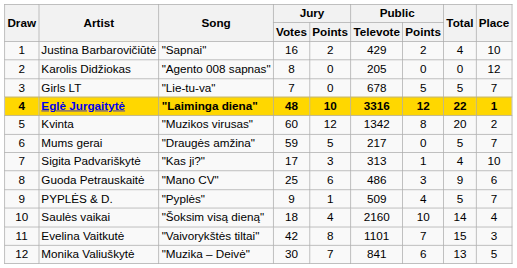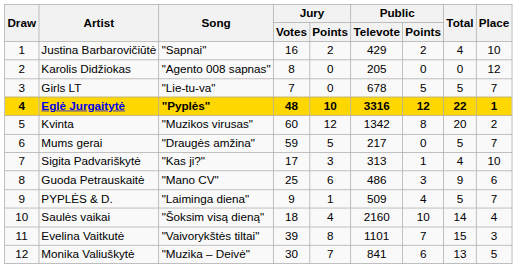(210, 106) "Laiminga diena" -> (186, 106) "Pyplės"
(183, 198) "Pyplės" -> (205, 198) "Laiminga diena"
(291, 236) 42 -> (291, 236) 39
